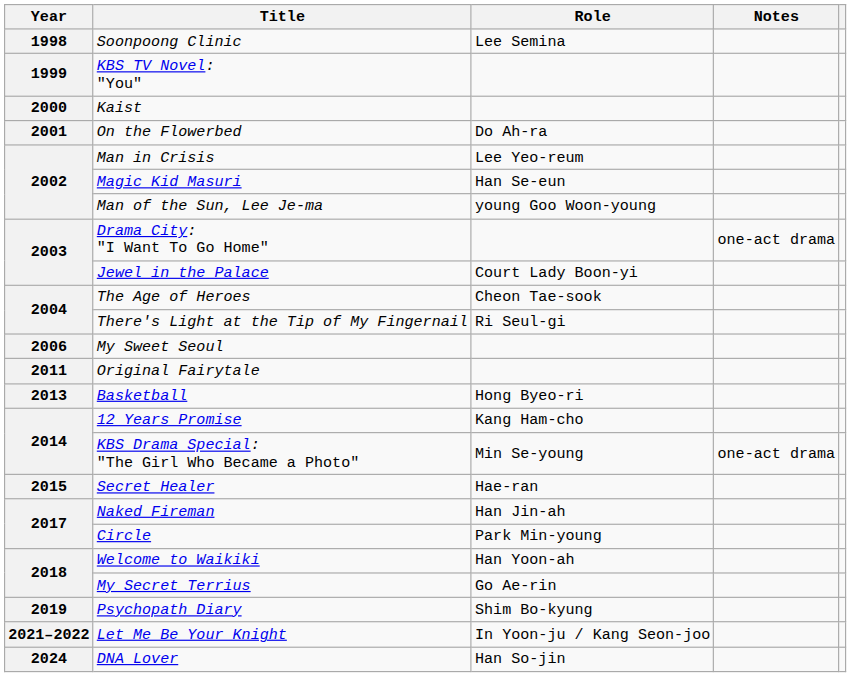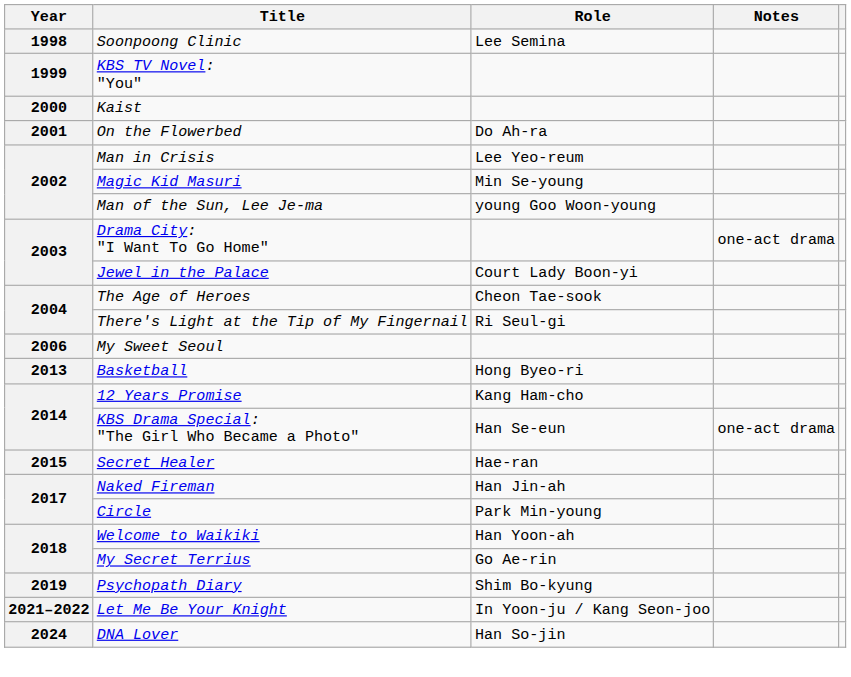(520, 182) Han Se-eun -> (529, 182) Min Se-young
- row: (178, 371)
(529, 454) Min Se-young -> (520, 429) Han Se-eun
